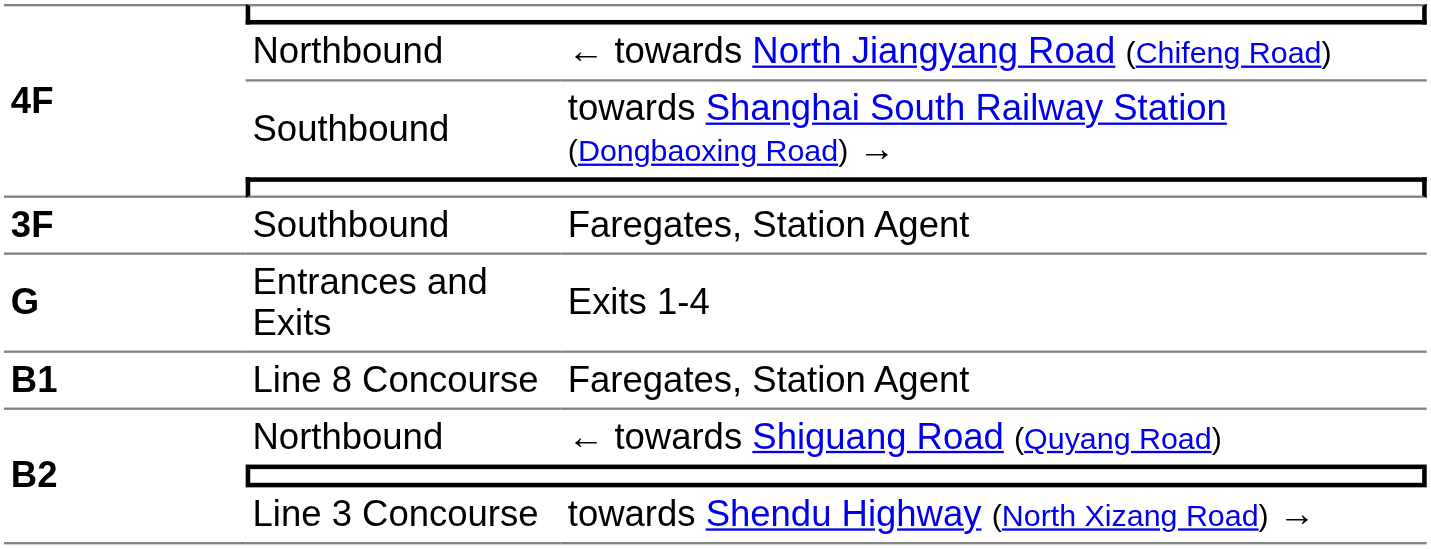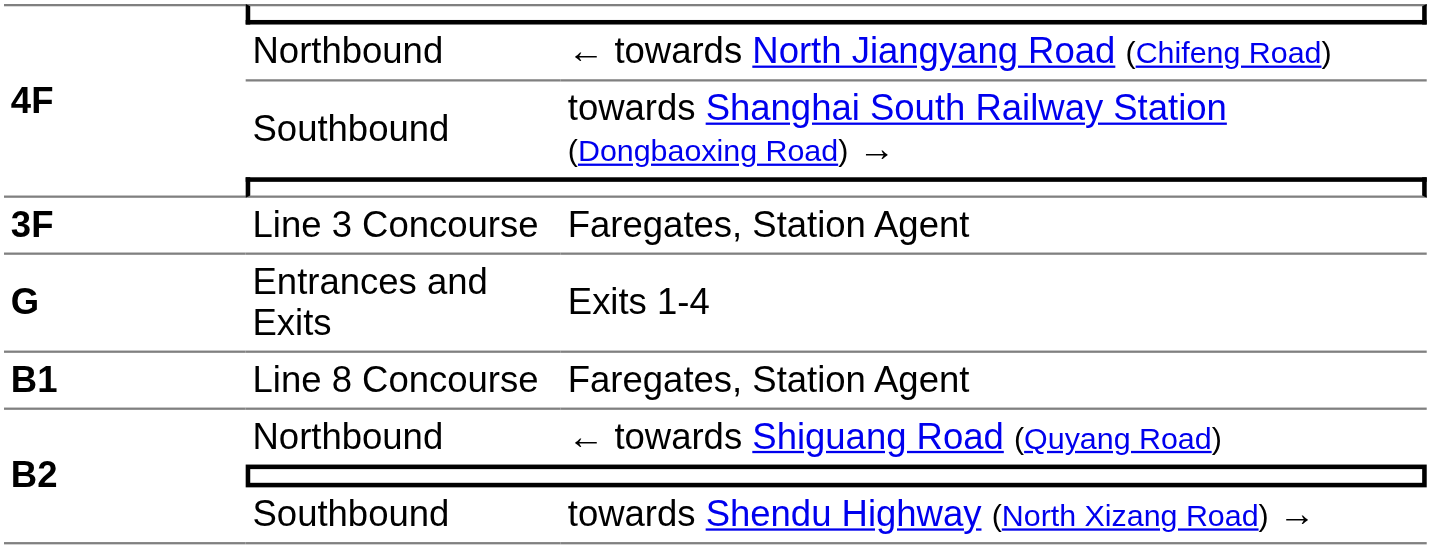(351, 224) Southbound -> (396, 224) Line 3 Concourse
(396, 514) Line 3 Concourse -> (351, 514) Southbound
